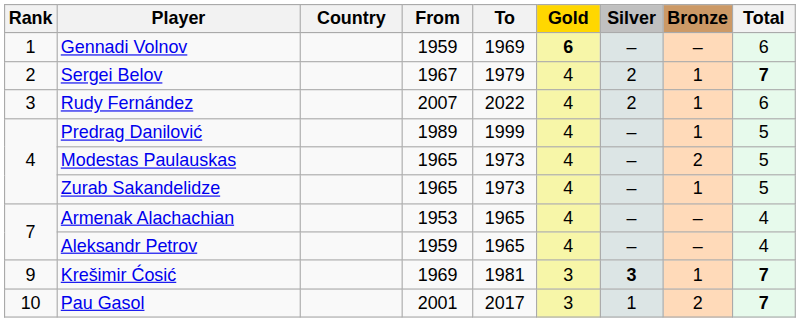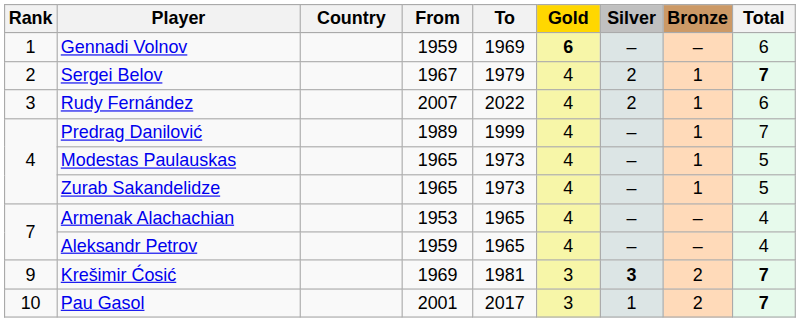(764, 132) 5 -> (764, 132) 7
(698, 160) 2 -> (698, 160) 1
(698, 274) 1 -> (698, 274) 2
